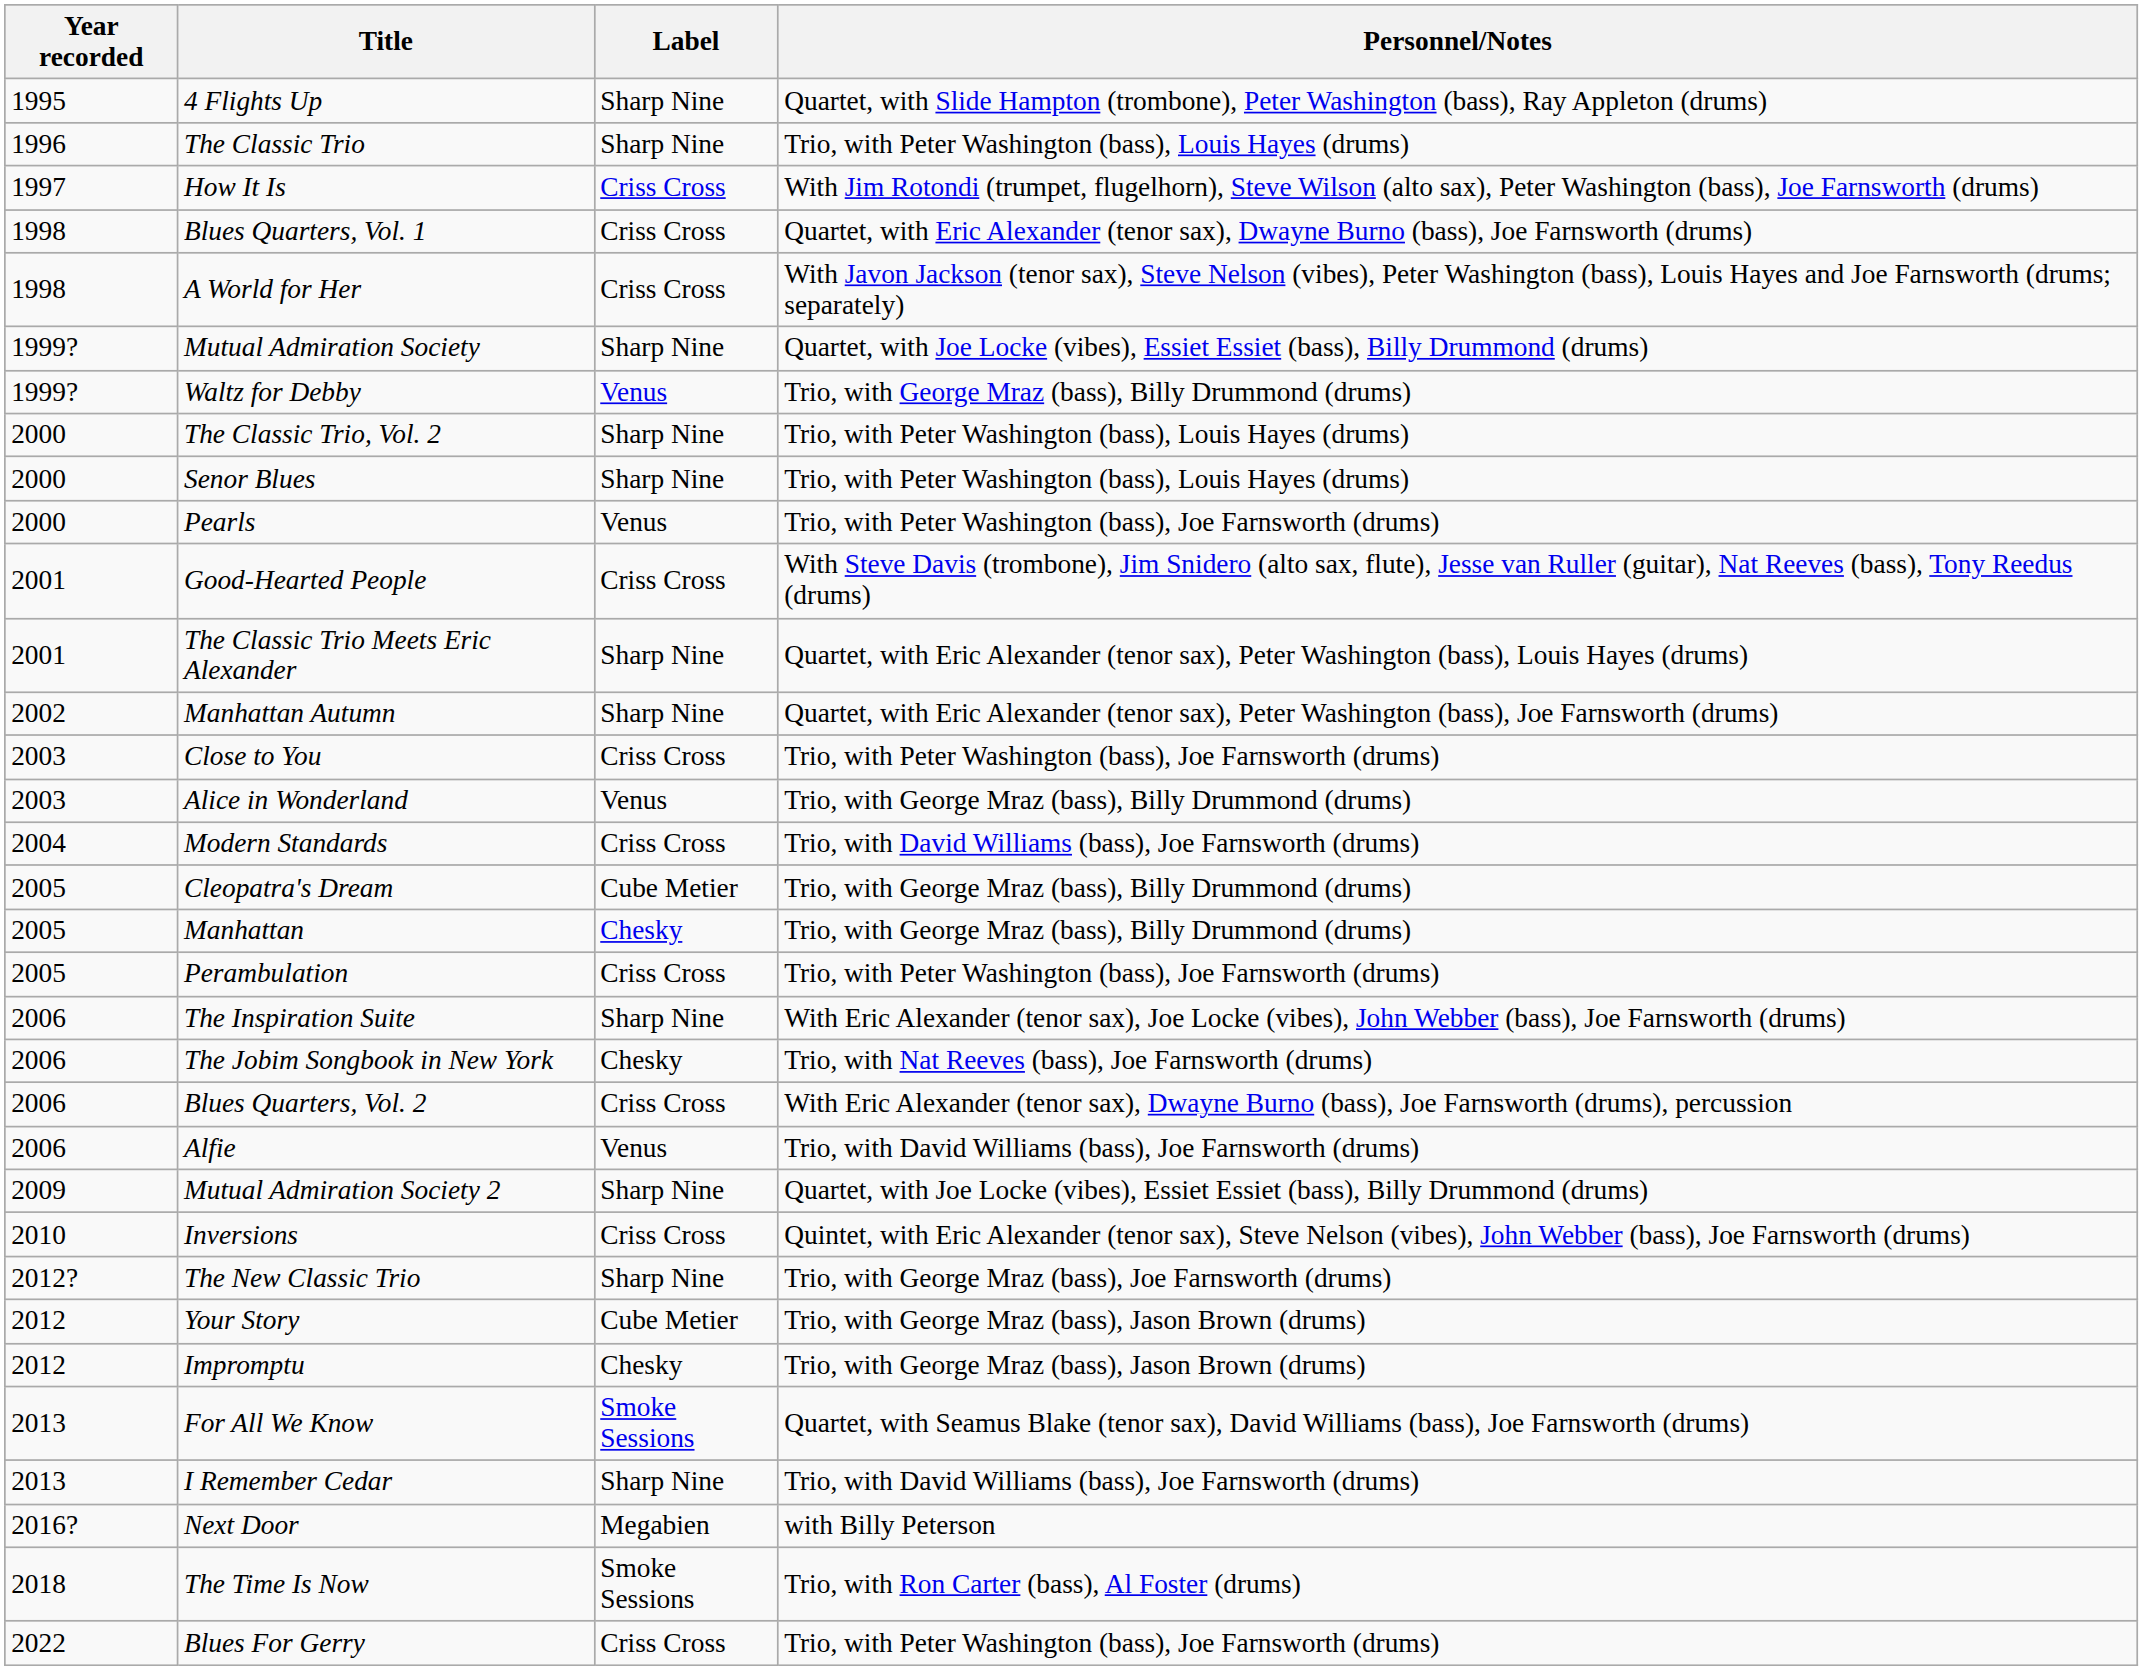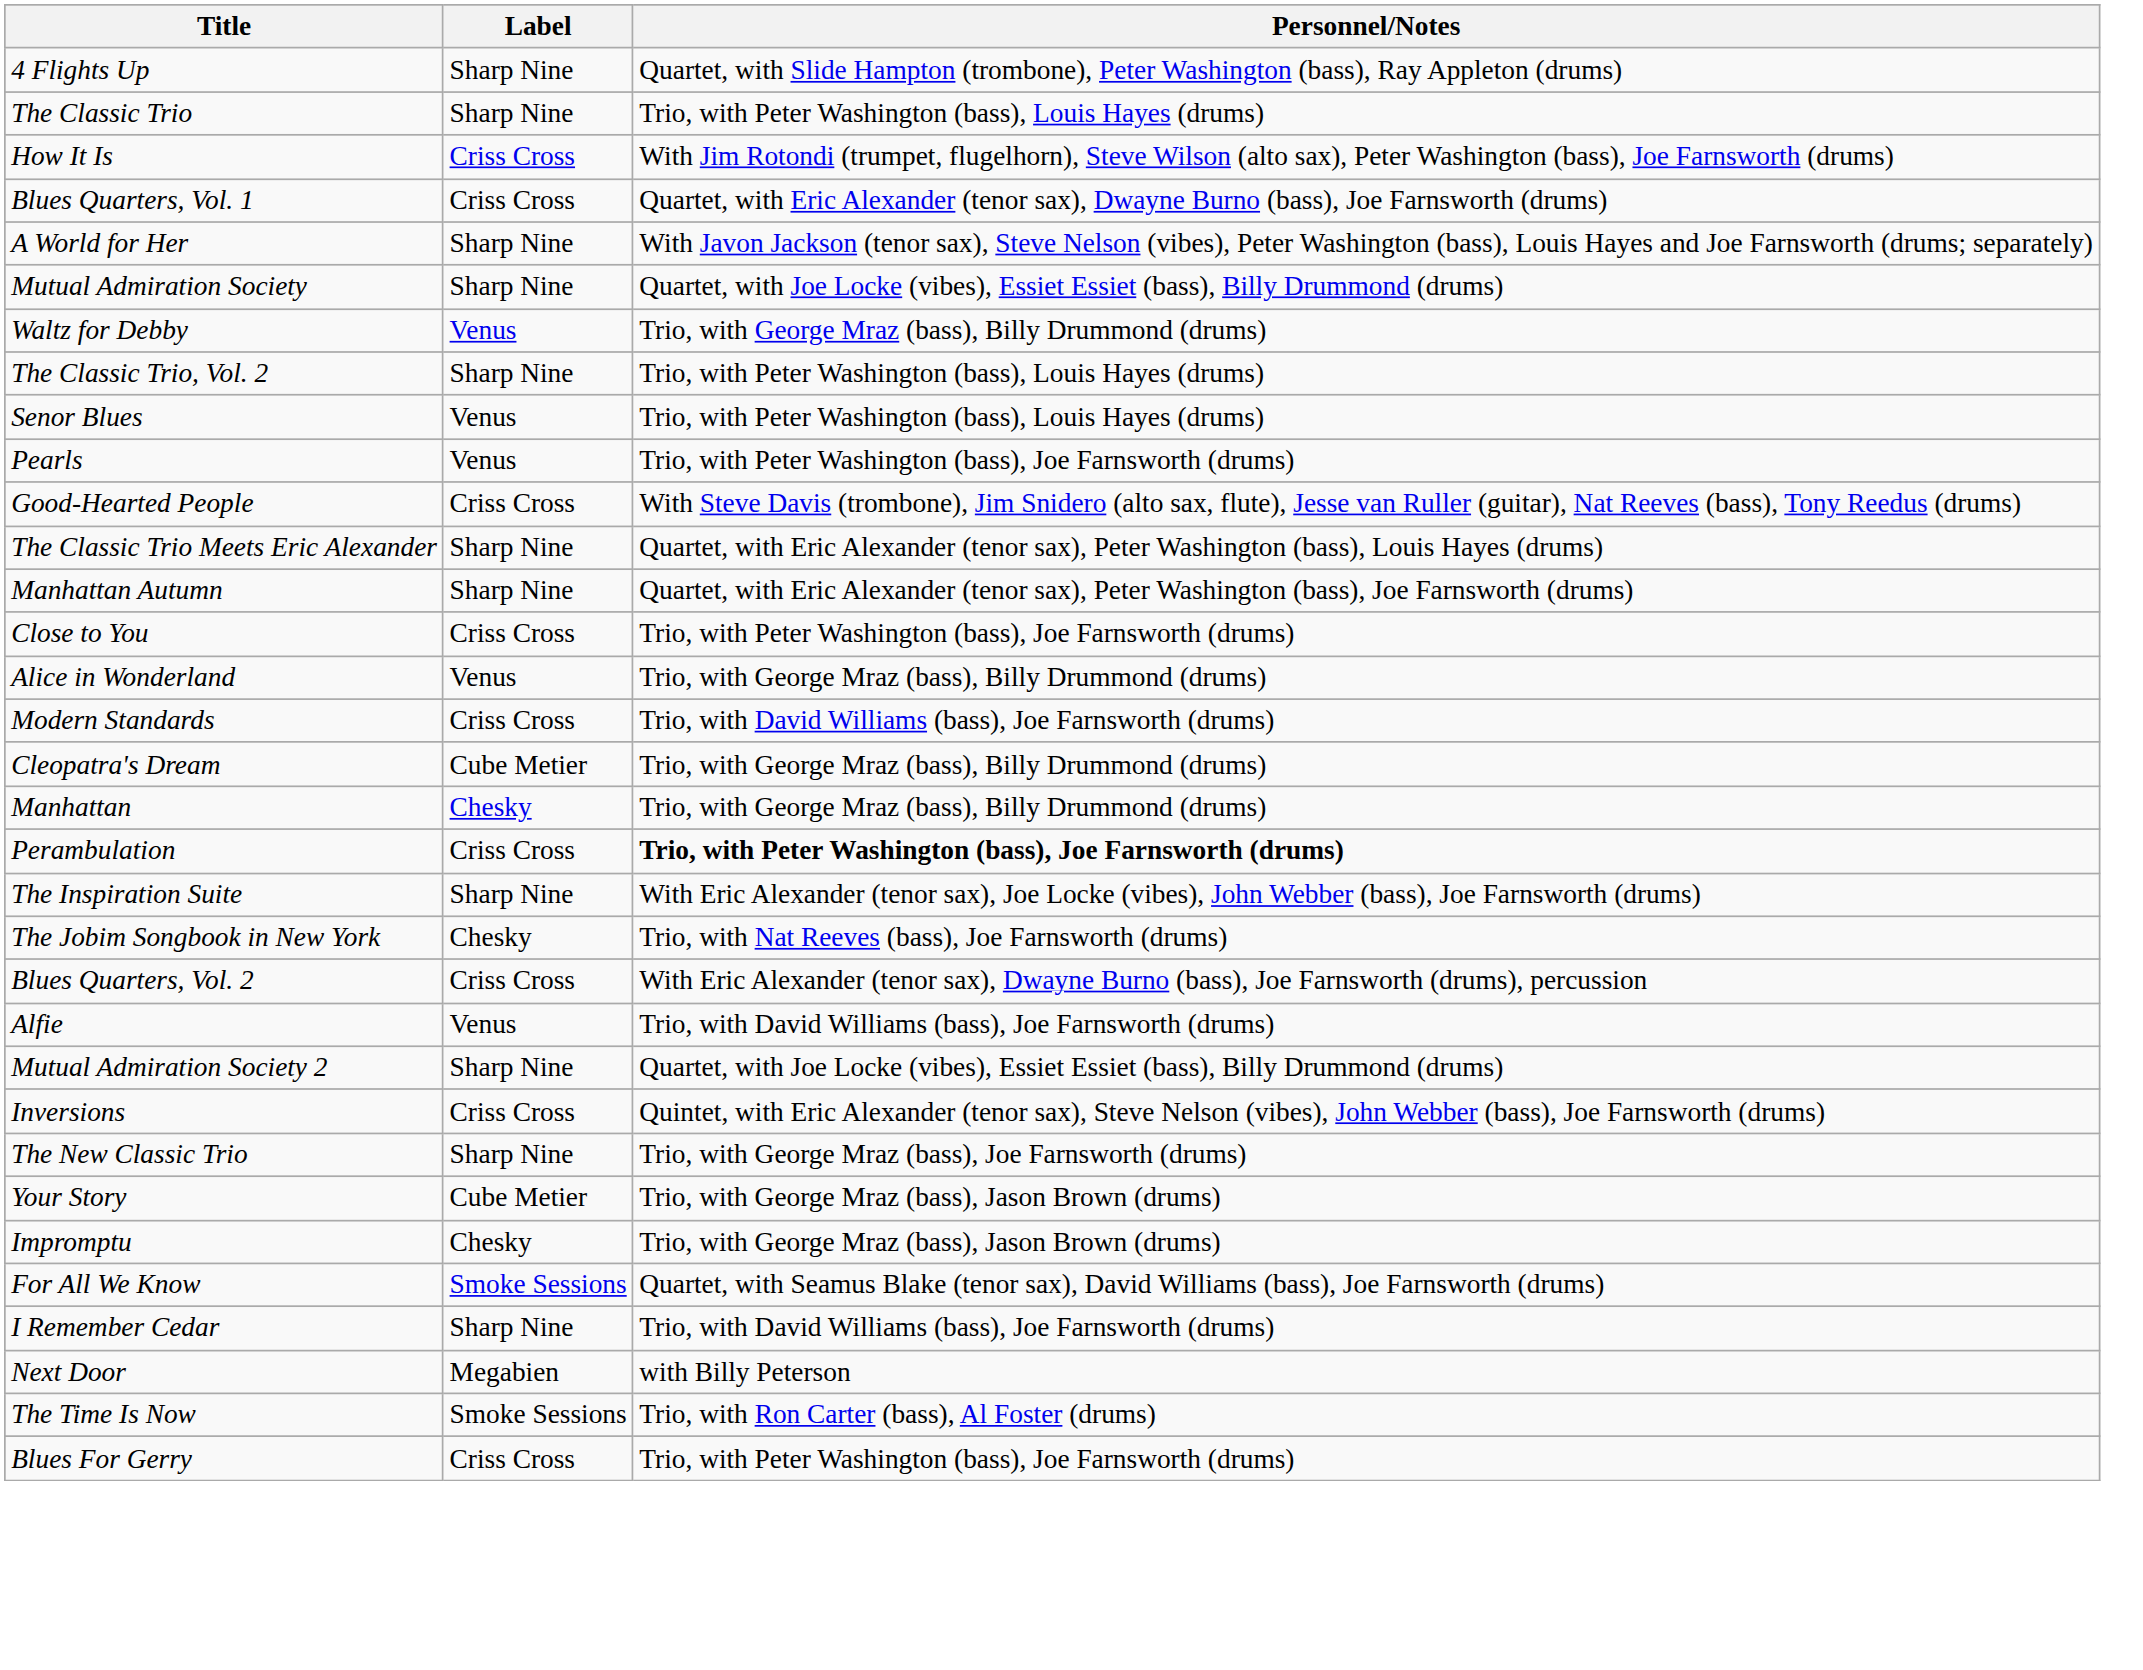- column: (91, 41)
(663, 289) Criss Cross -> (512, 243) Sharp Nine
(662, 478) Sharp Nine -> (483, 416) Venus
(1112, 973) normal -> (992, 850) bold
